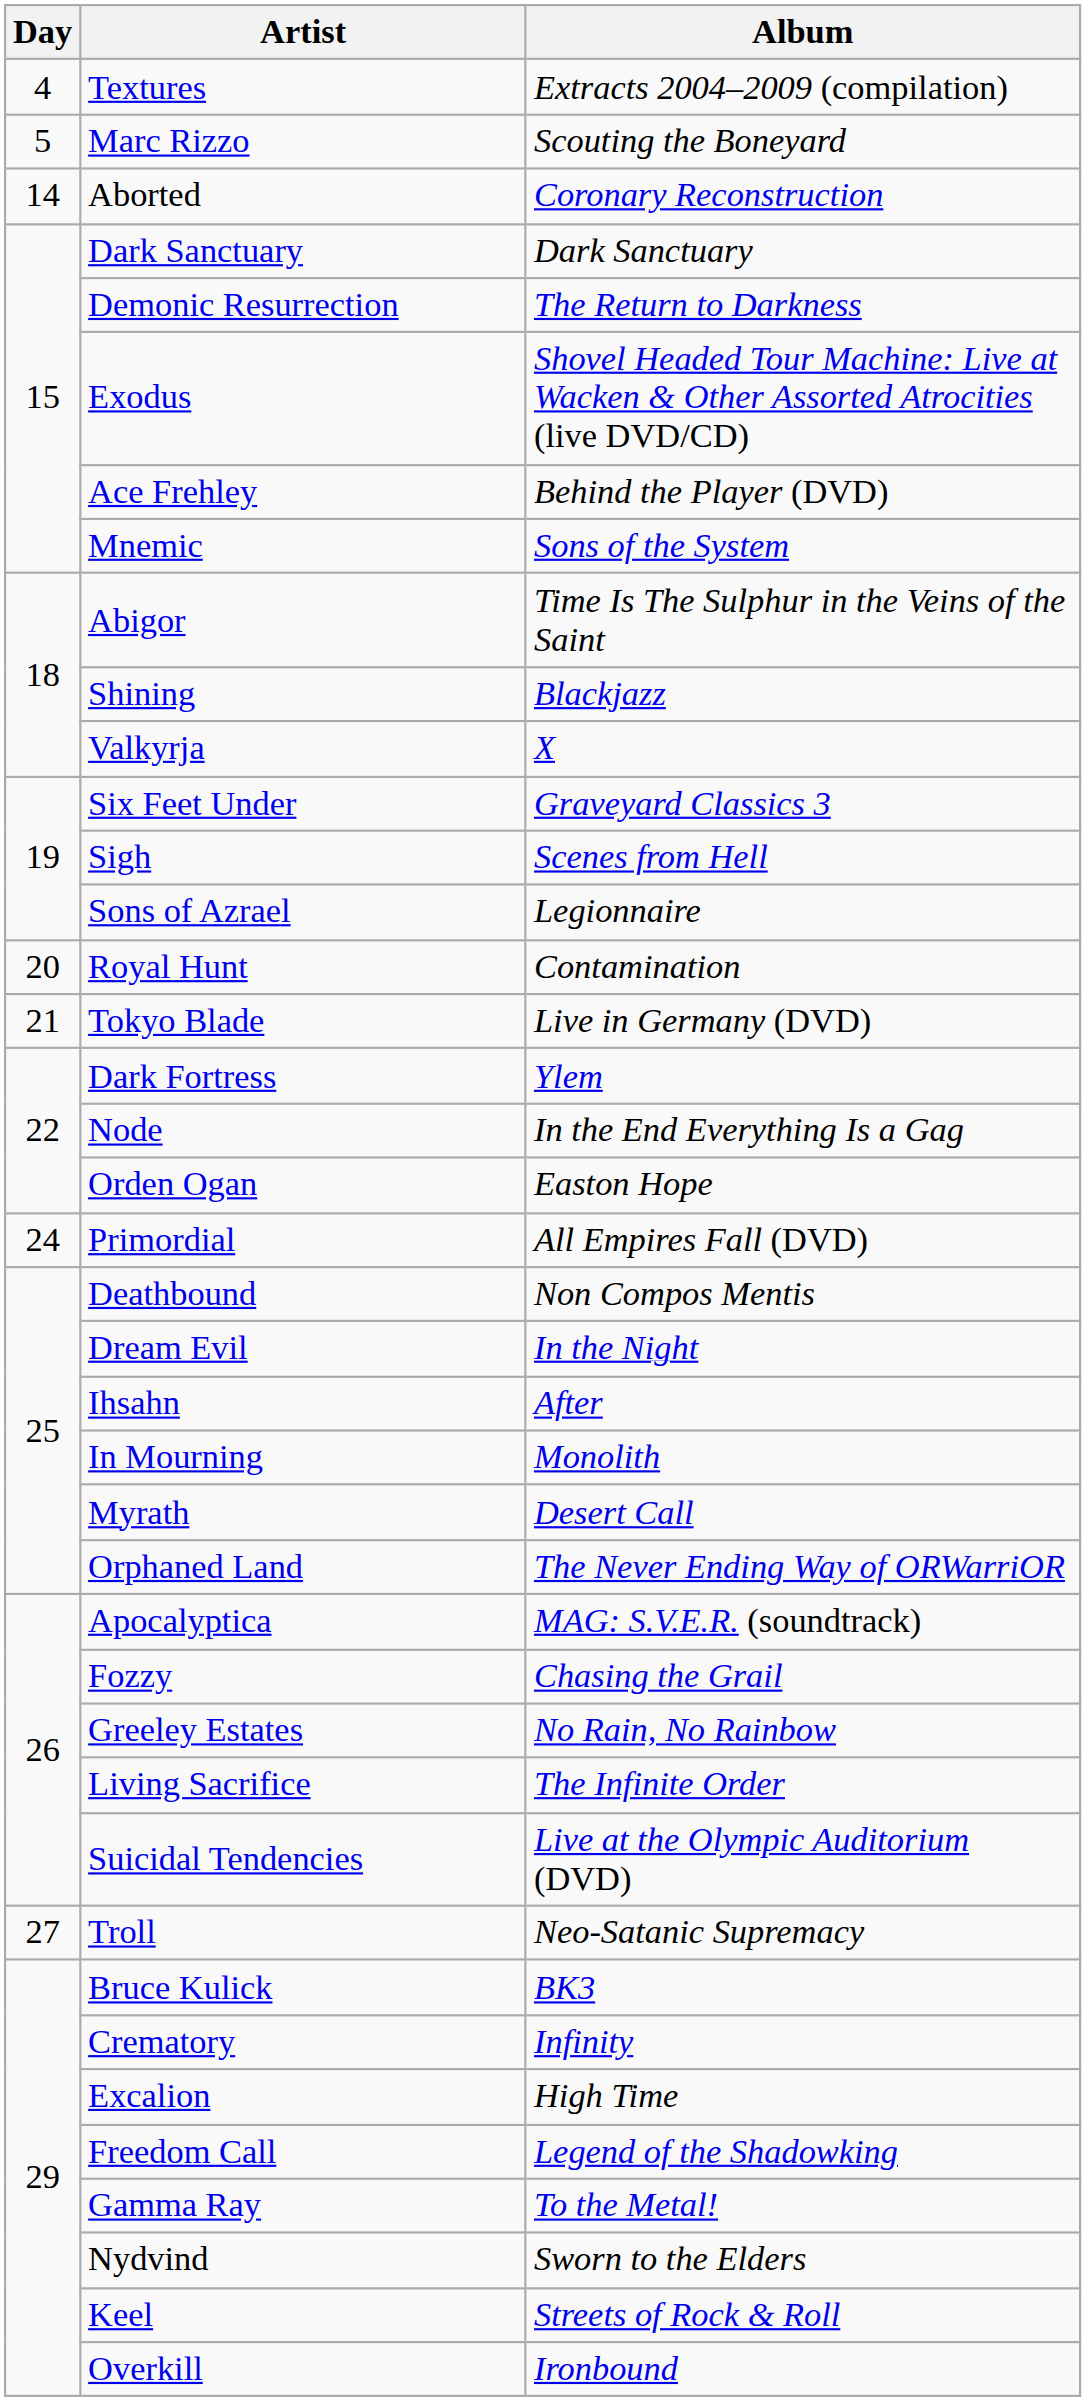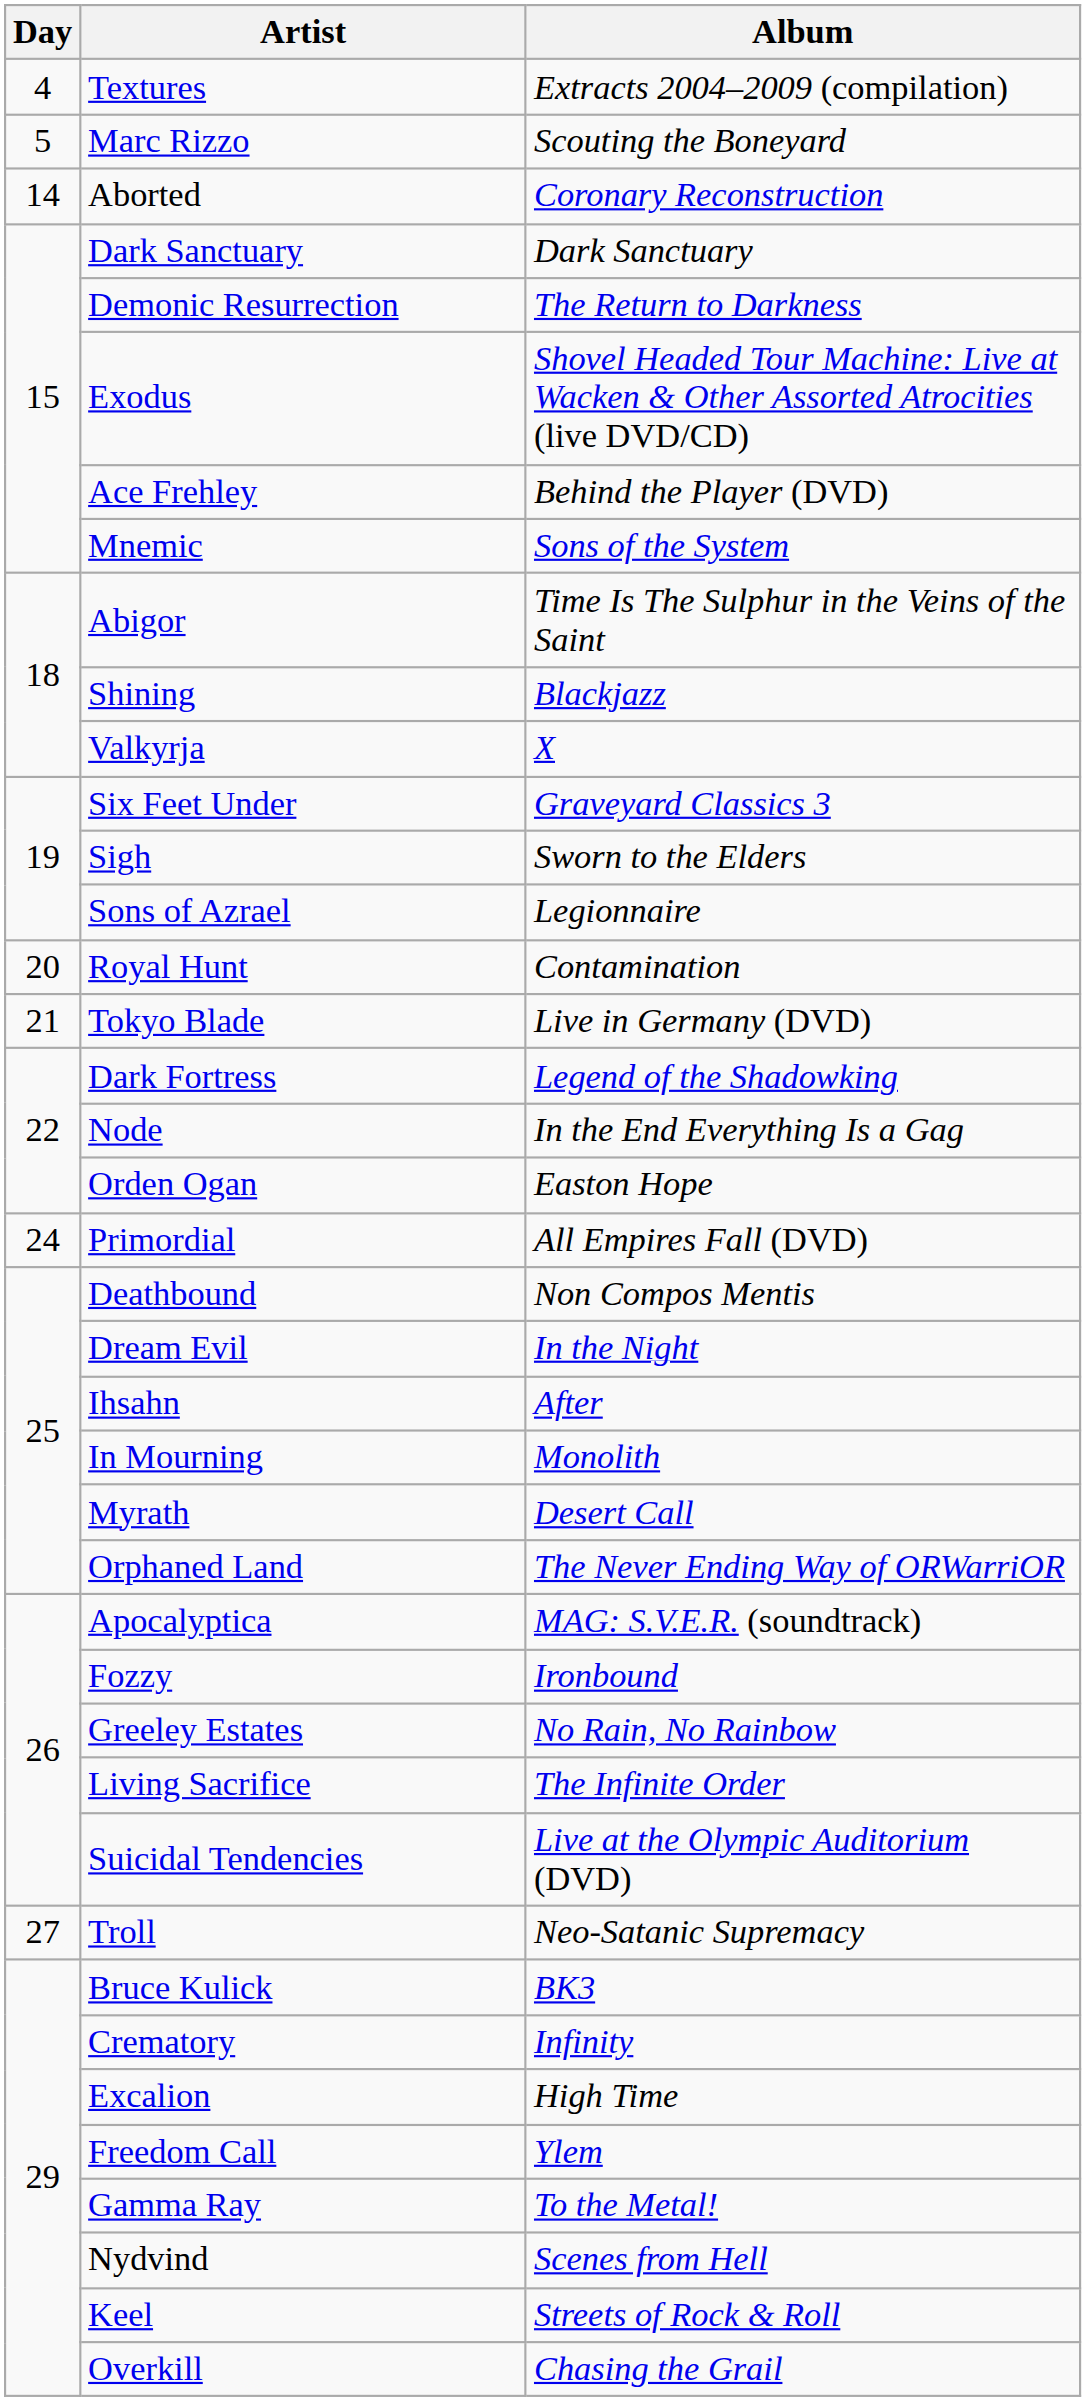(651, 857) Scenes from Hell -> (670, 857) Sworn to the Elders
(568, 1075) Ylem -> (716, 1075) Legend of the Shadowking
(658, 1675) Chasing the Grail -> (606, 1675) Ironbound
(716, 2150) Legend of the Shadowking -> (568, 2150) Ylem
(670, 2259) Sworn to the Elders -> (651, 2259) Scenes from Hell
(606, 2368) Ironbound -> (658, 2368) Chasing the Grail
